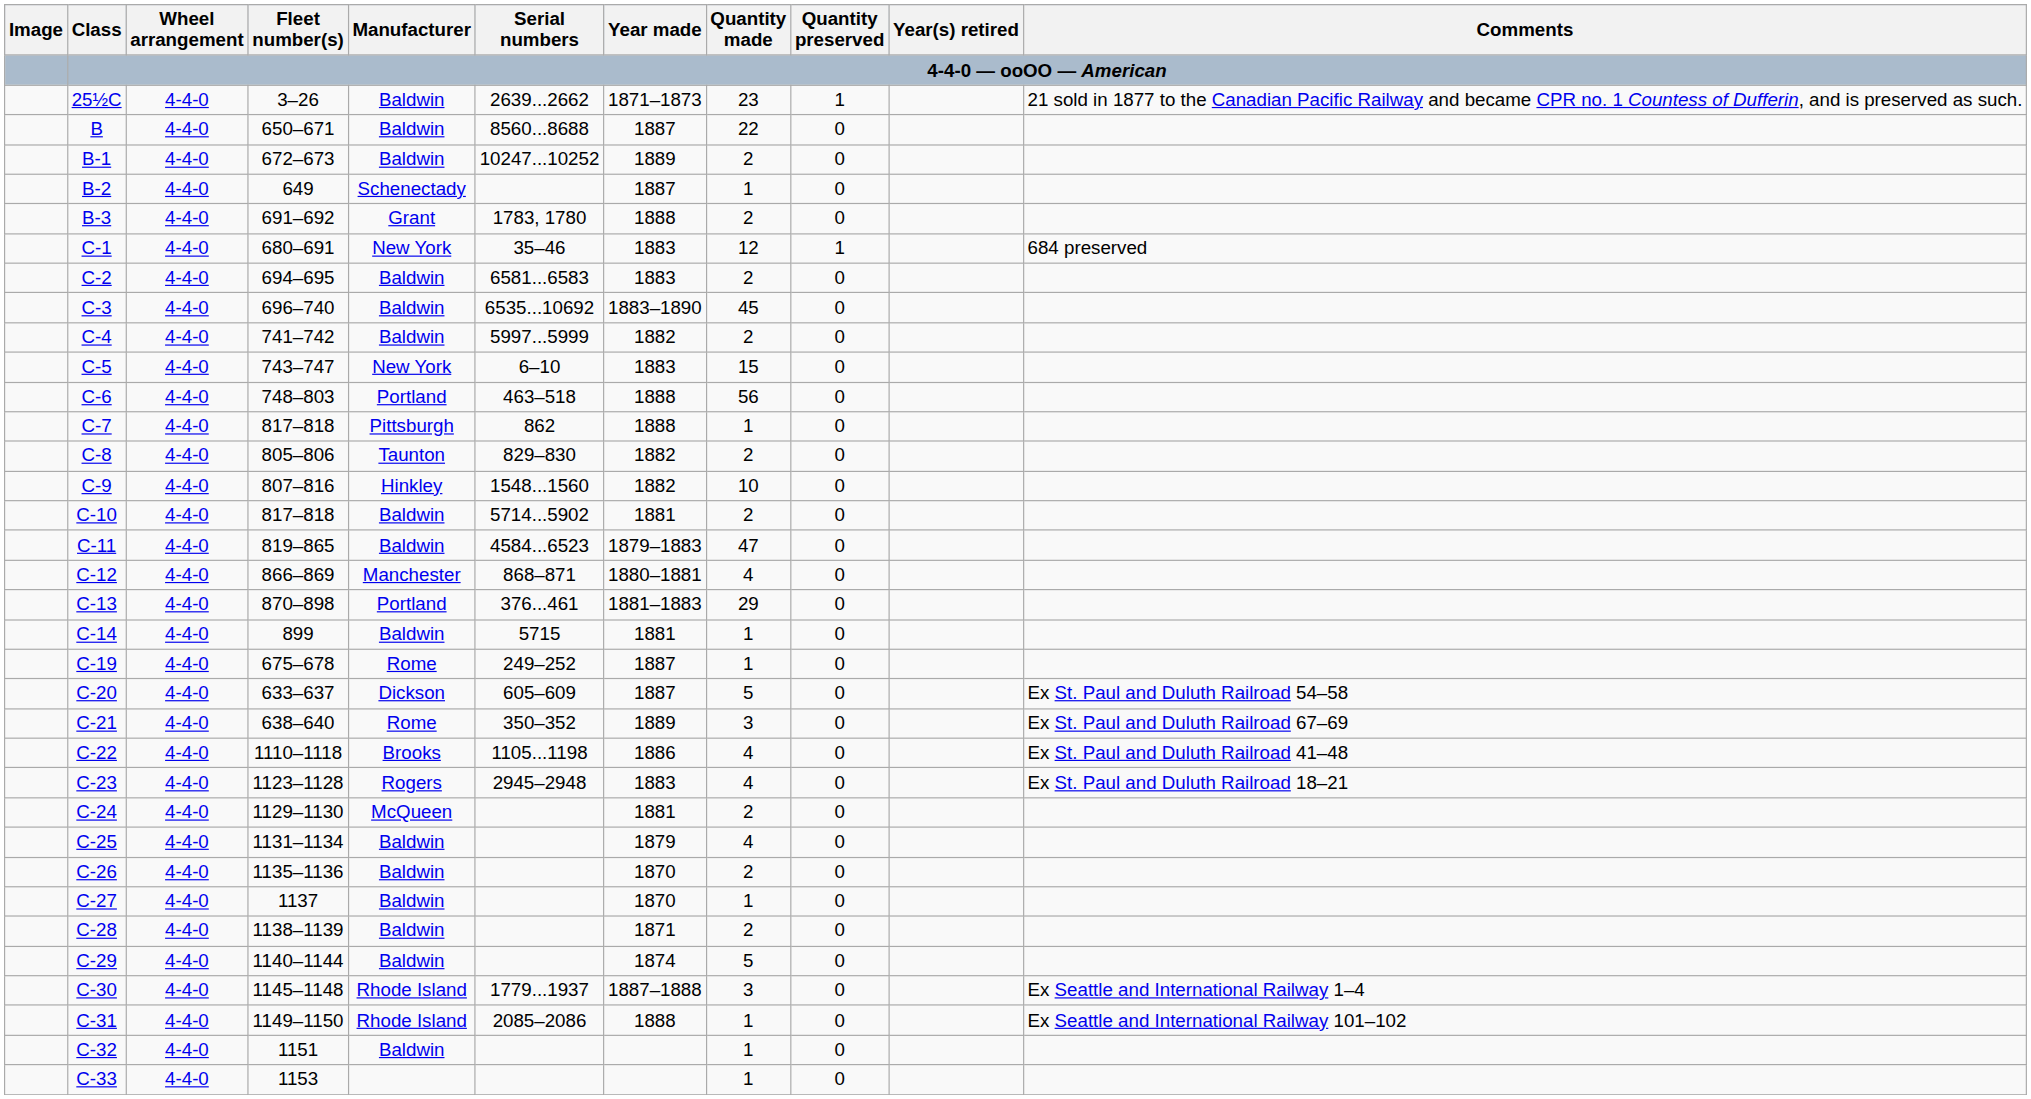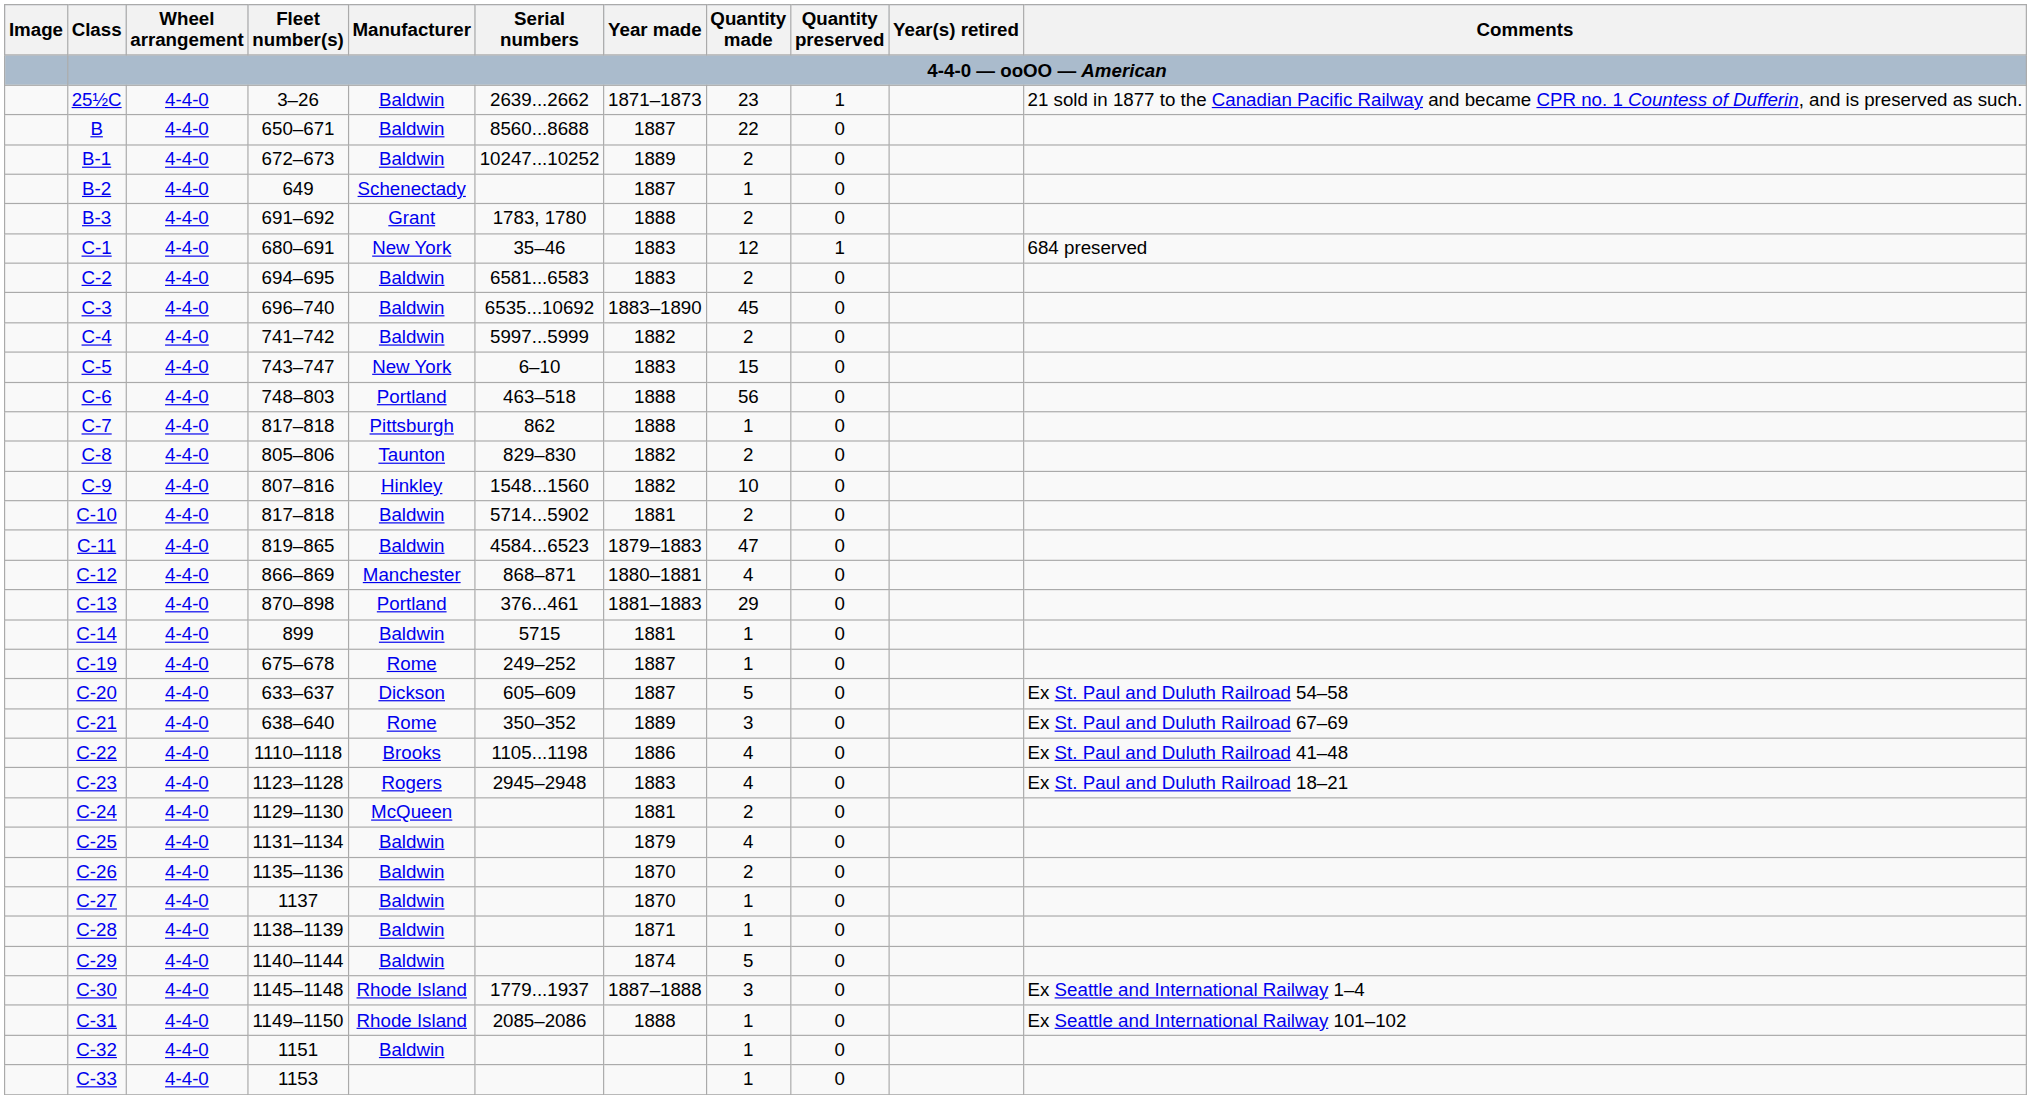(748, 931) 2 -> (748, 931) 1
